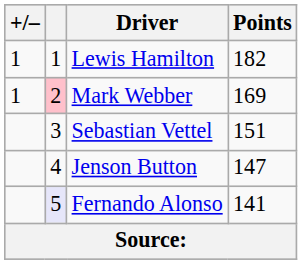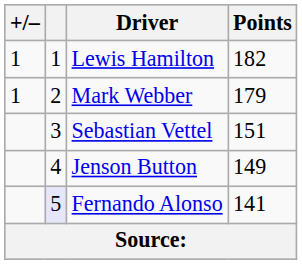(56, 94) pink background -> (56, 94) no background
(250, 94) 169 -> (250, 94) 179
(250, 167) 147 -> (250, 167) 149
